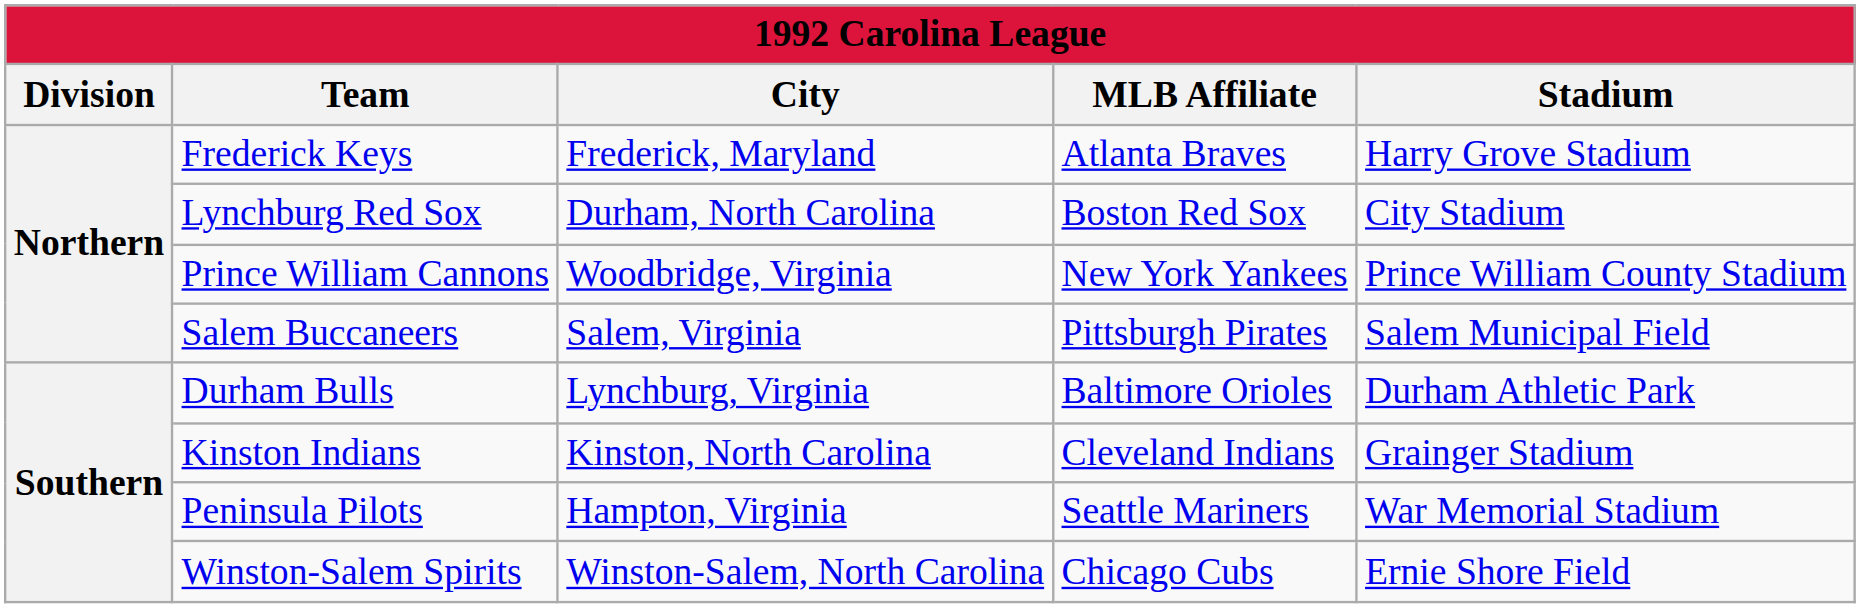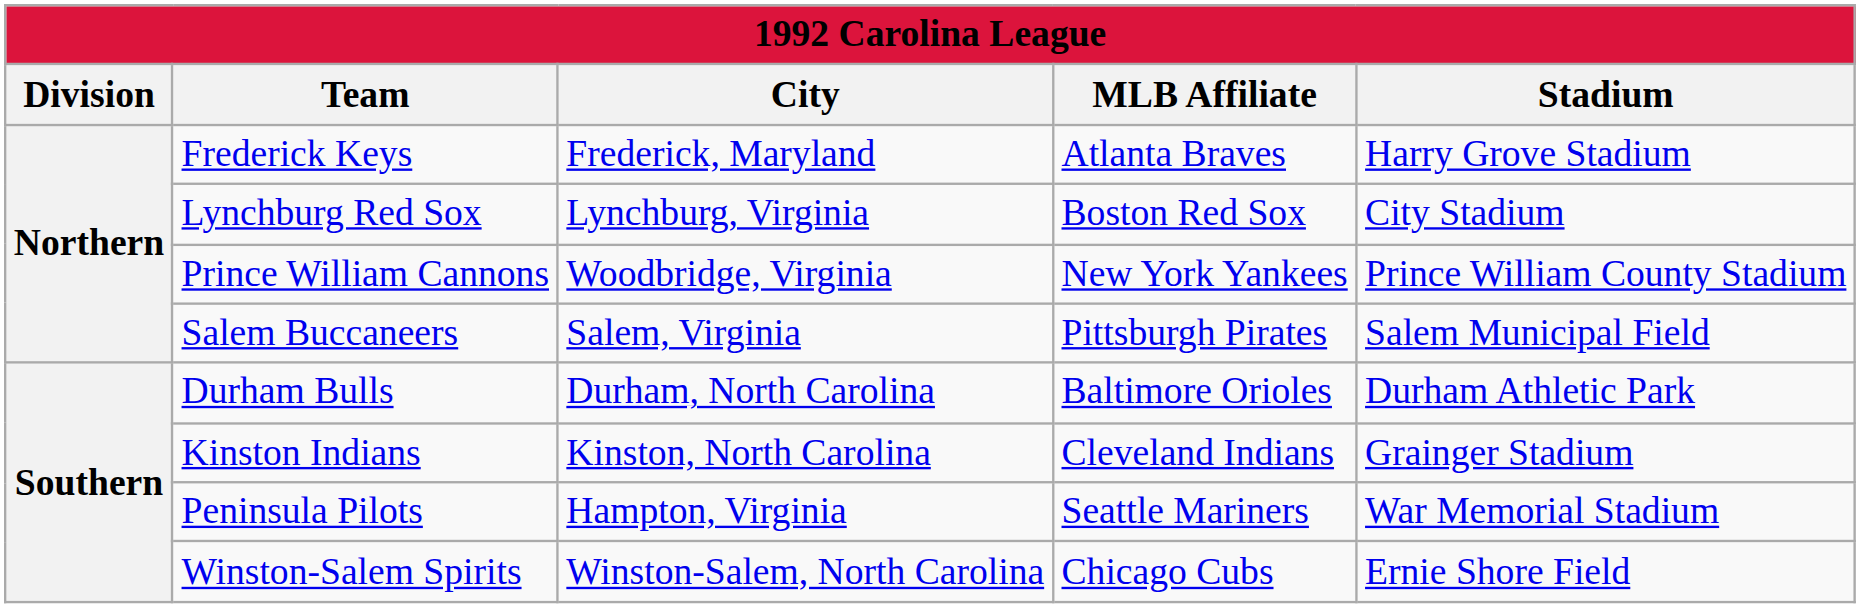(751, 213) Durham, North Carolina -> (718, 213) Lynchburg, Virginia
(718, 392) Lynchburg, Virginia -> (751, 392) Durham, North Carolina
